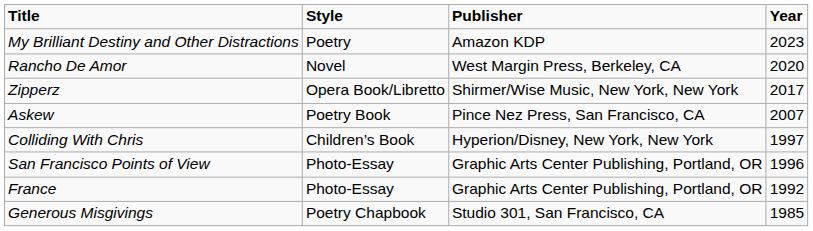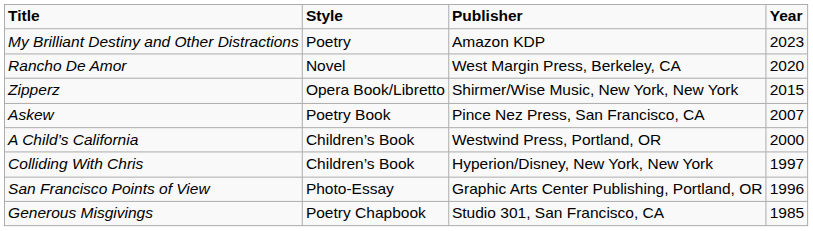(787, 90) 2017 -> (787, 90) 2015
+ row: (73, 139)
- row: (32, 189)
